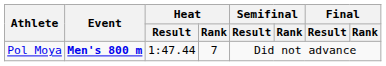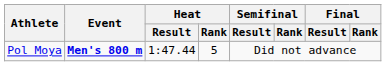(214, 51) 7 -> (214, 51) 5
